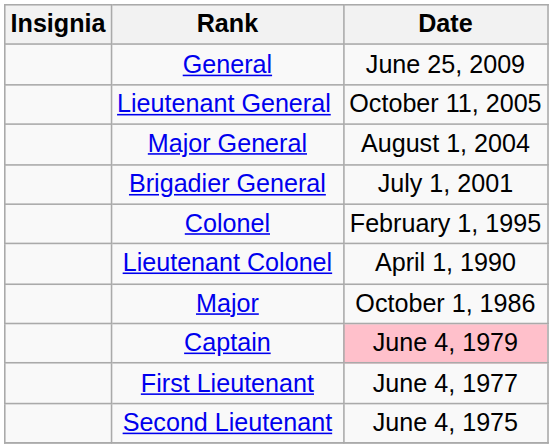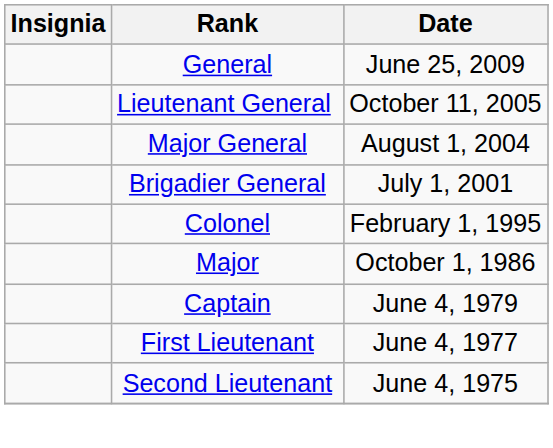- row: (227, 263)
(445, 343) pink background -> (445, 303) no background
